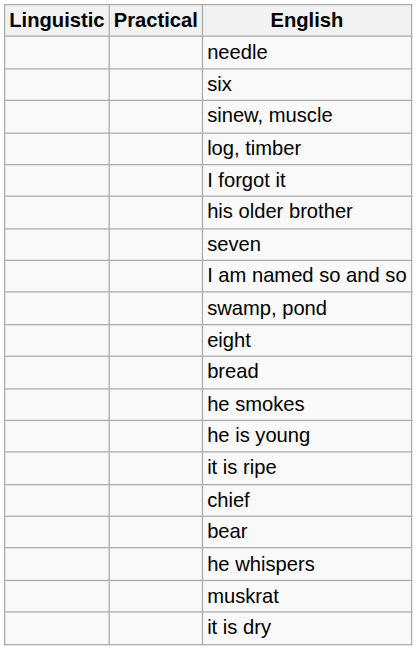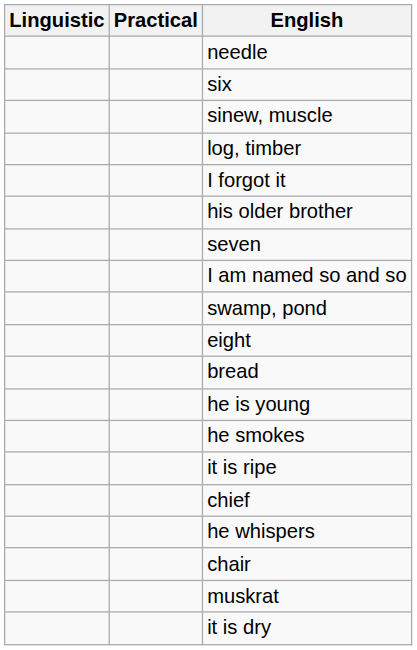rows swapped: (256, 404) <-> (259, 436)
- row: (227, 532)
+ row: (229, 564)
